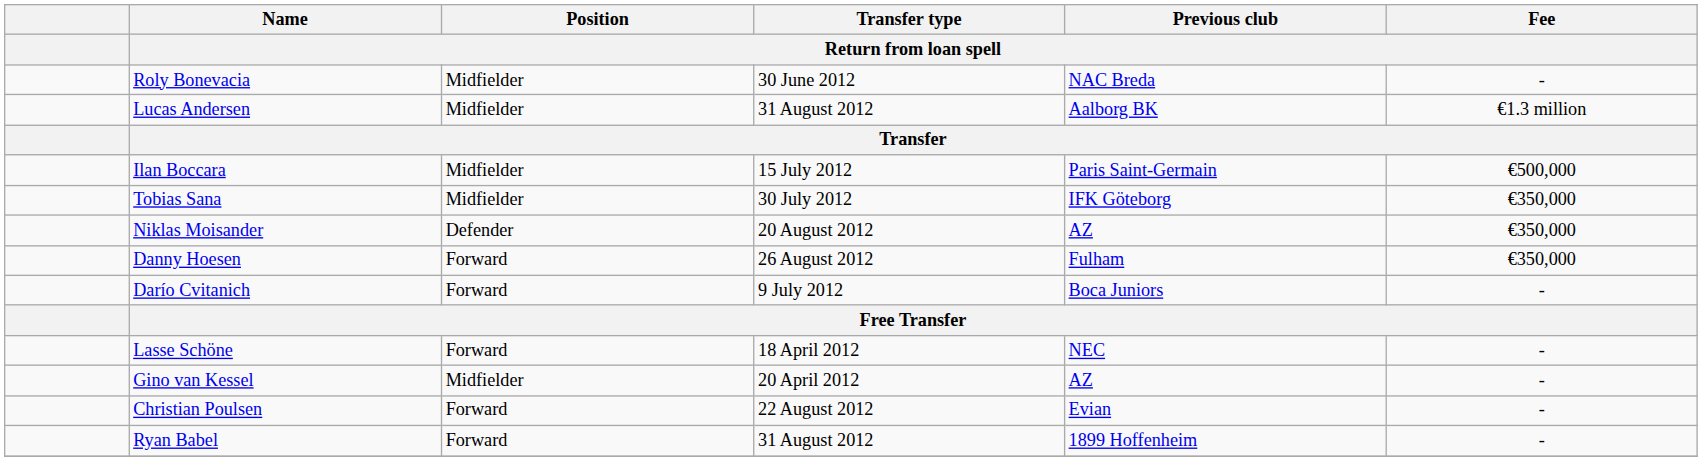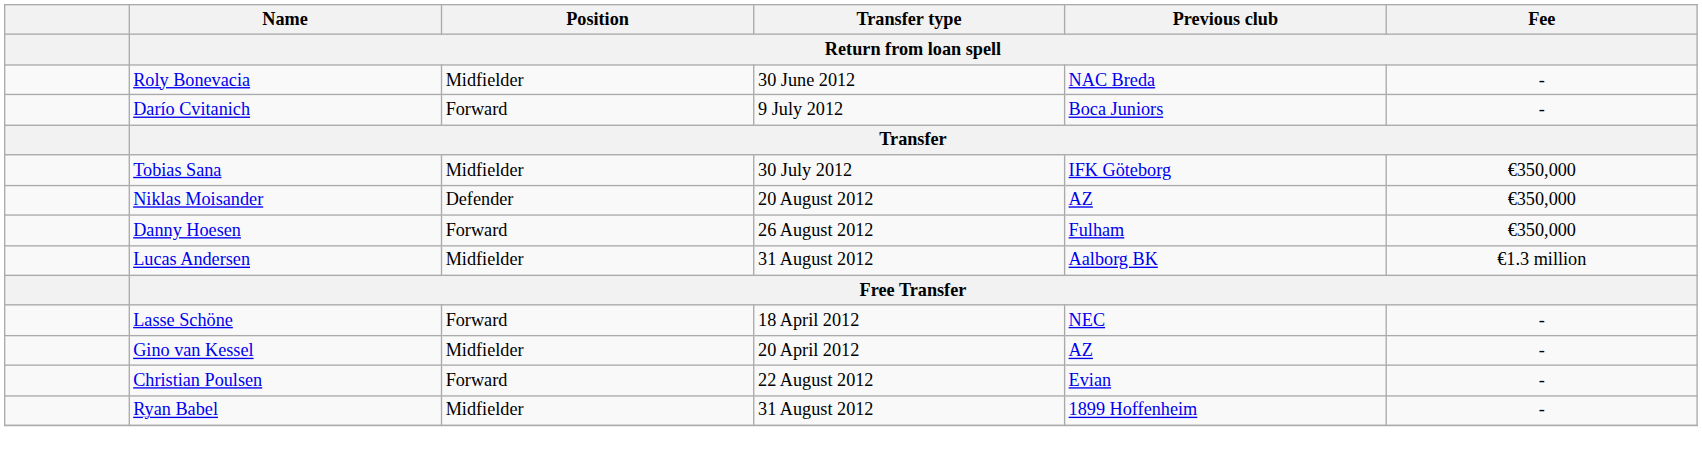rows swapped: (192, 289) <-> (192, 109)
- row: (179, 169)
(476, 440) Forward -> (485, 409) Midfielder
